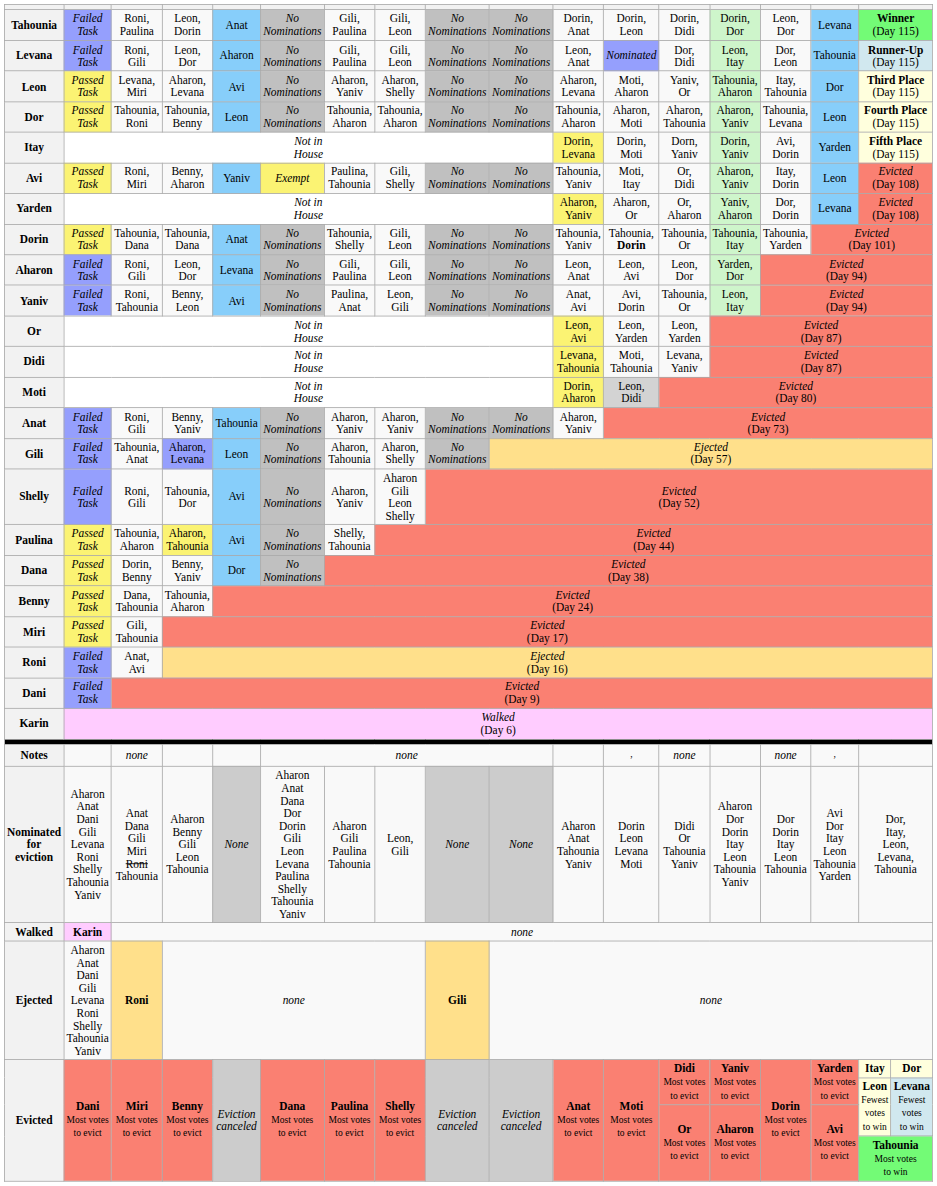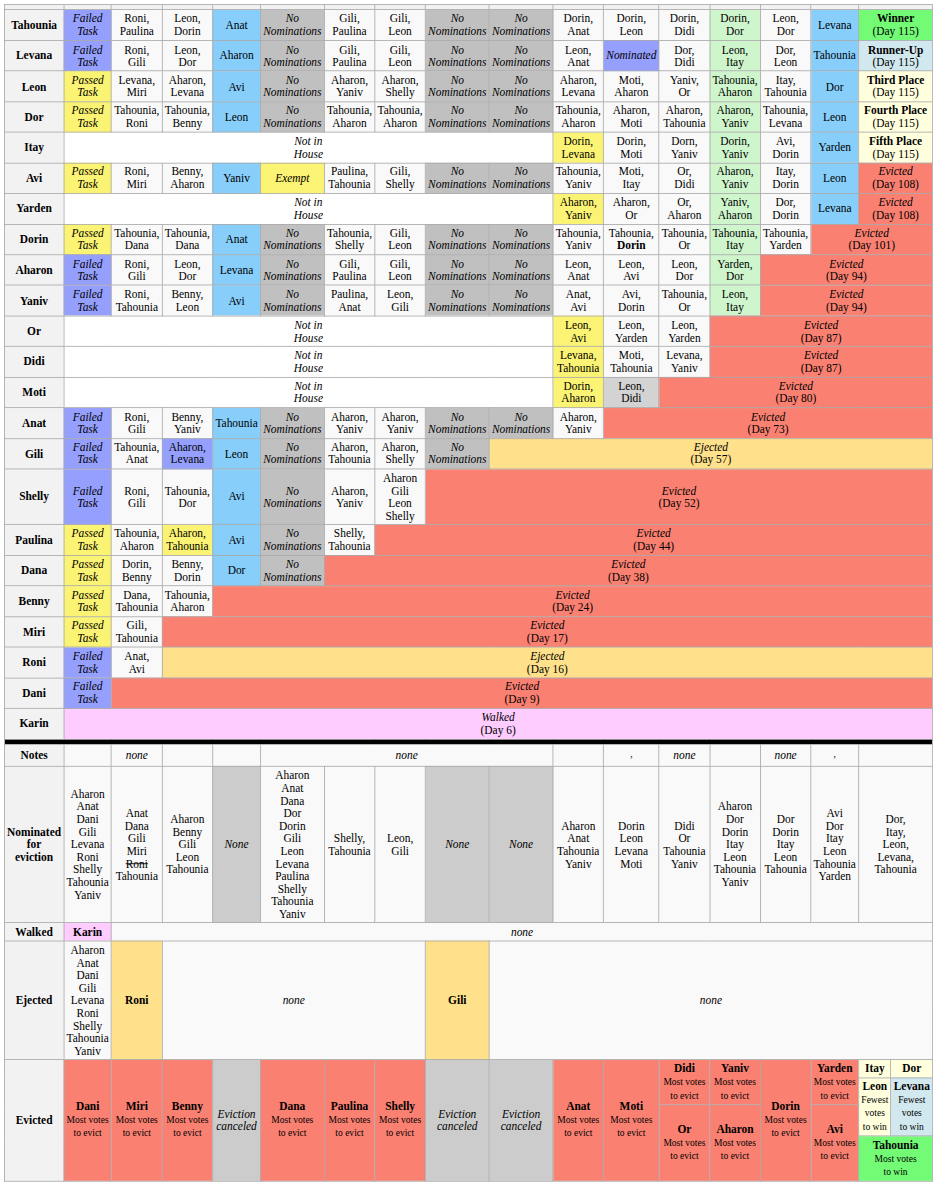(187, 570) Benny, Yaniv -> (187, 570) Benny, Dorin
(350, 844) Aharon Gili Paulina Tahounia -> (350, 844) Shelly, Tahounia
